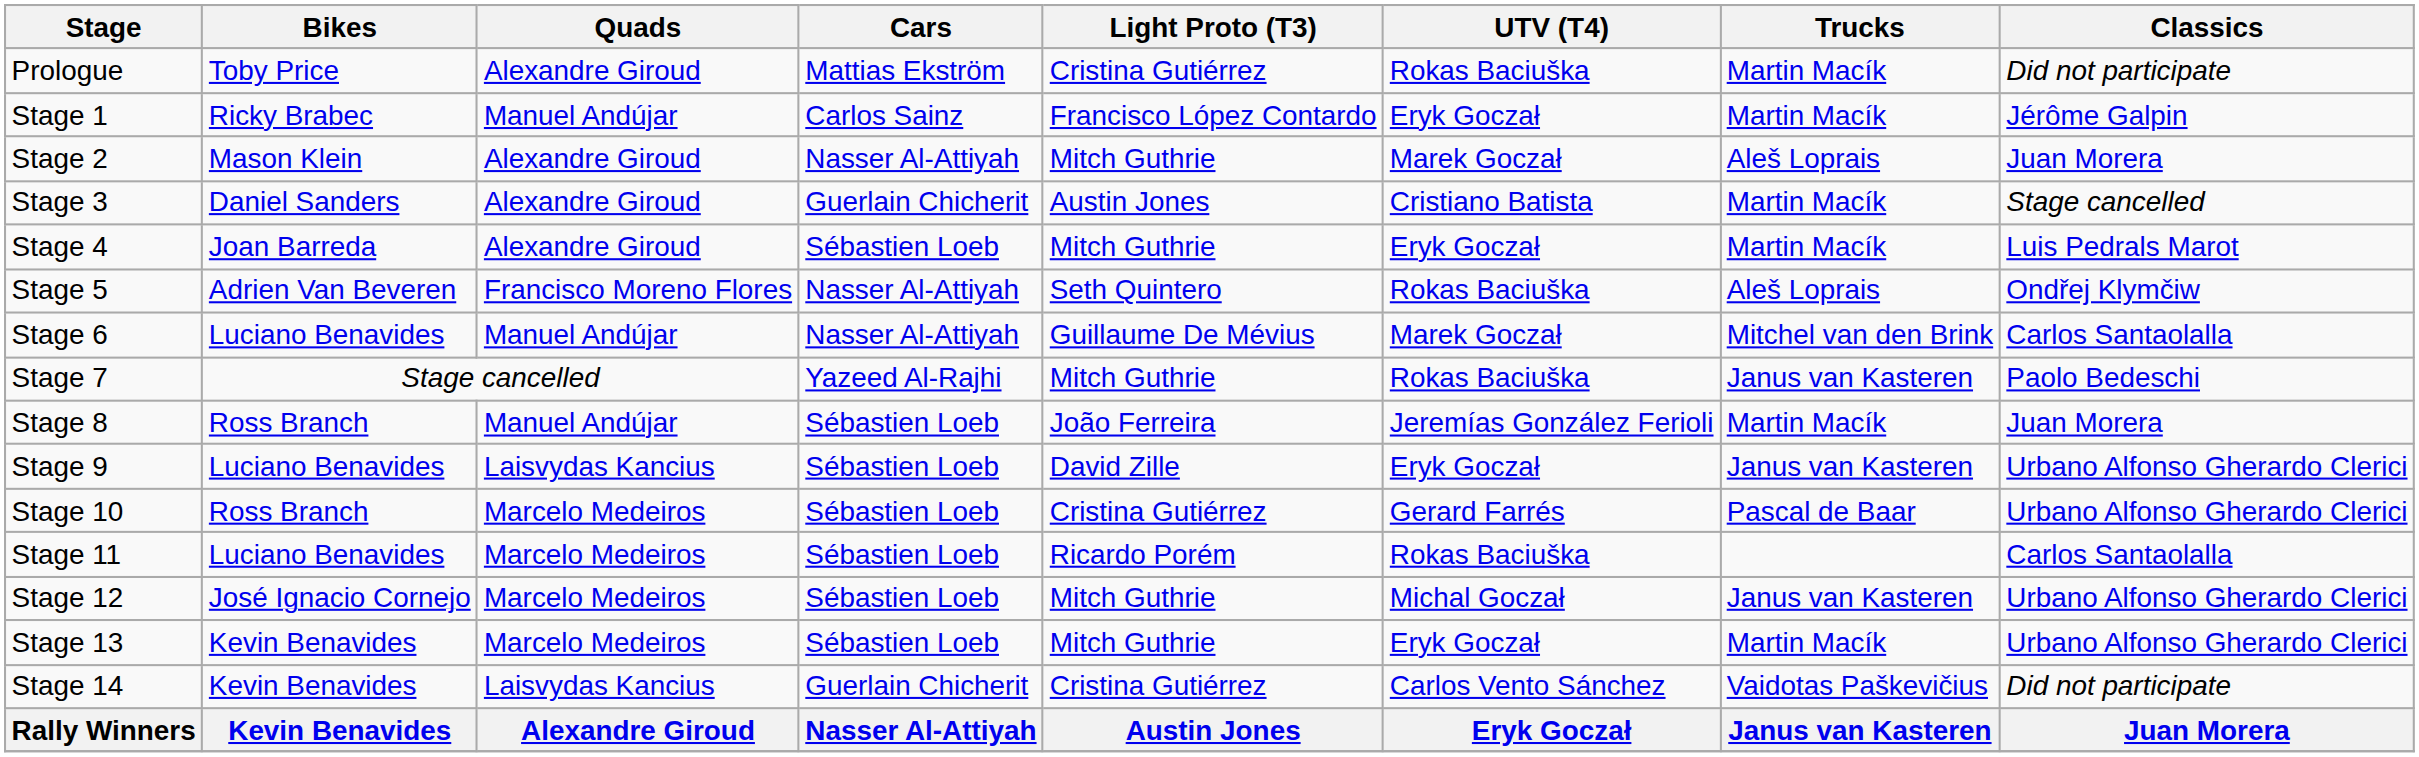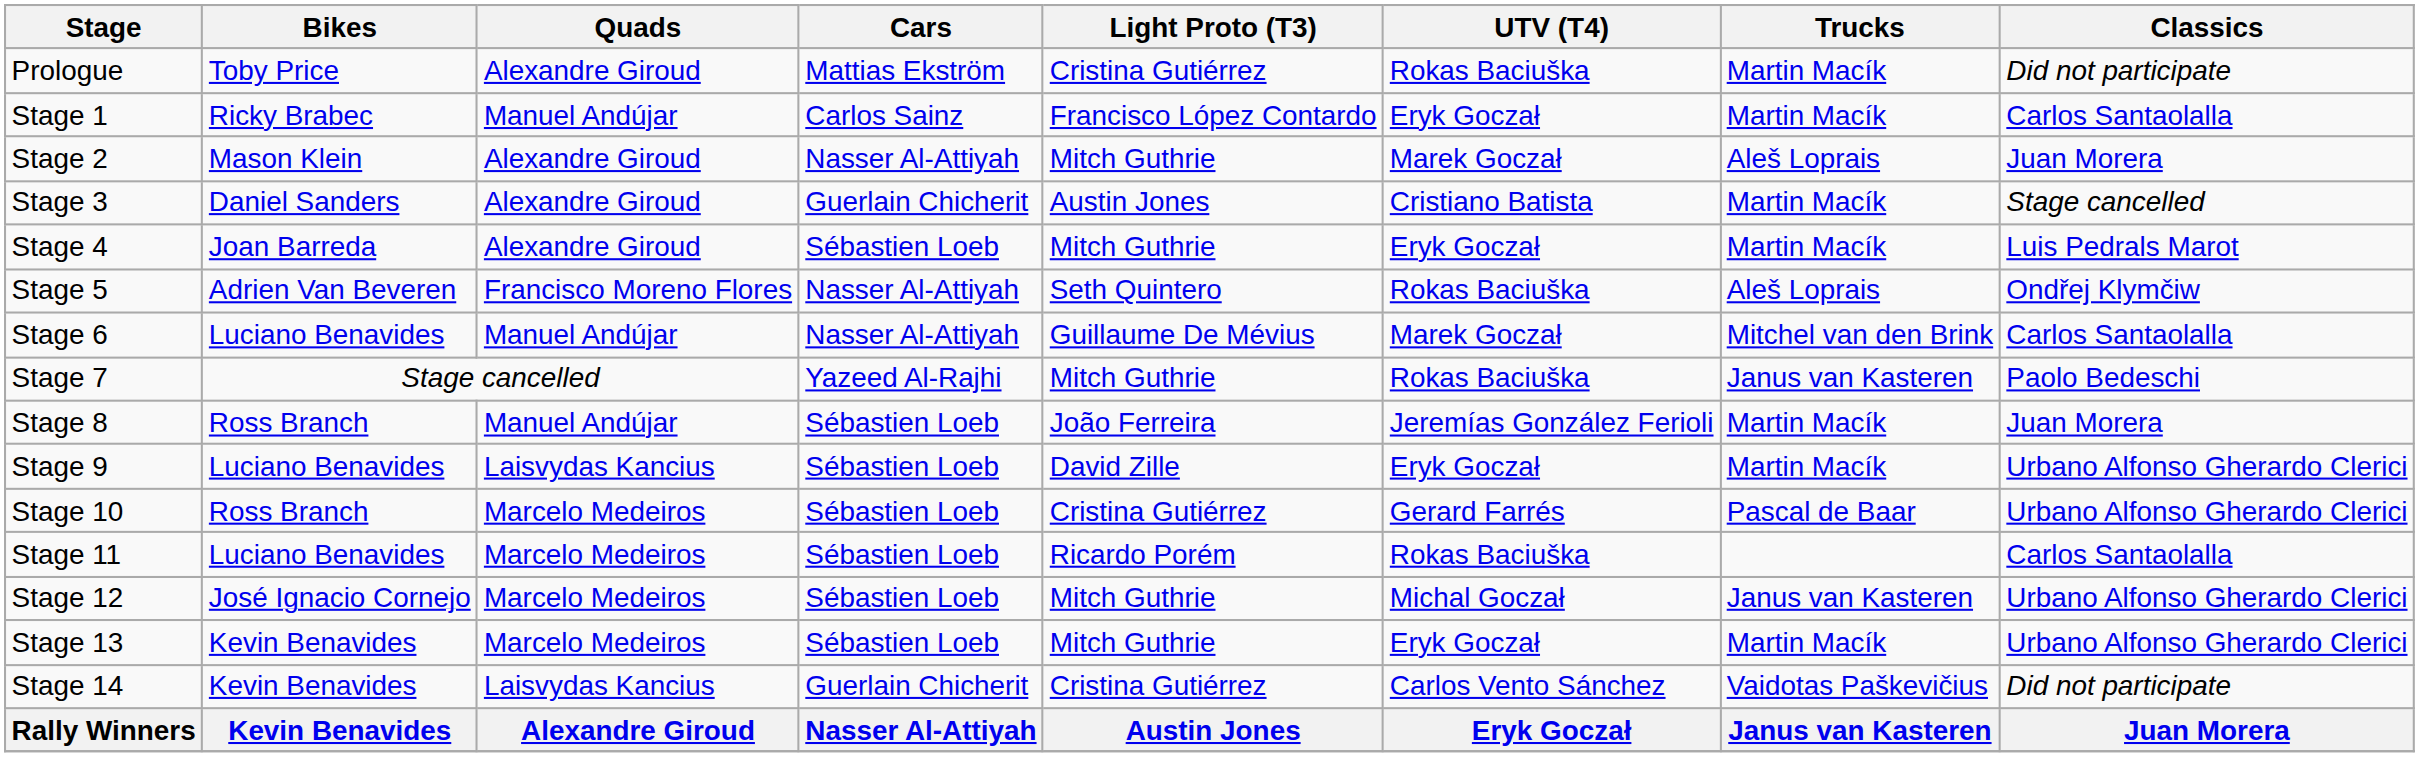(2097, 114) Jérôme Galpin -> (2119, 114) Carlos Santaolalla
(1850, 466) Janus van Kasteren -> (1806, 466) Martin Macík
